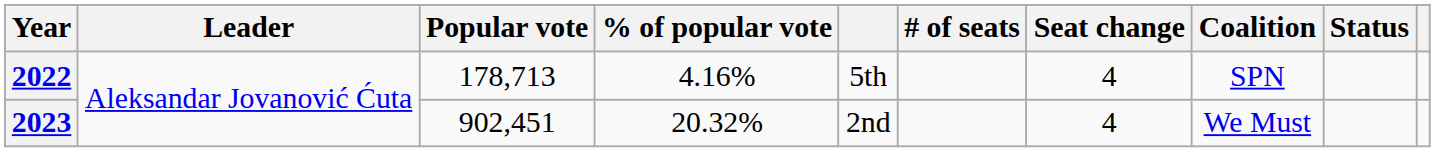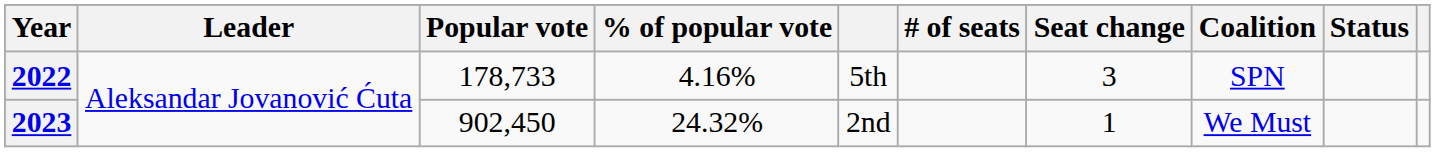(507, 75) 178,713 -> (507, 75) 178,733
(1109, 75) 4 -> (1109, 75) 3
(507, 122) 902,451 -> (507, 122) 902,450
(717, 122) 20.32% -> (717, 122) 24.32%
(1109, 122) 4 -> (1109, 122) 1
